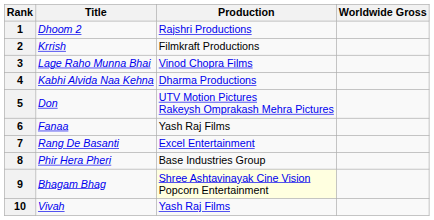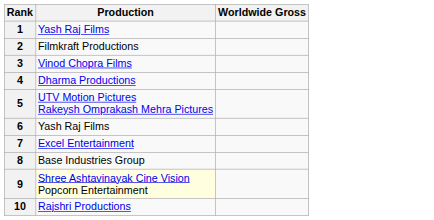- column: (96, 13)
(205, 30) Rajshri Productions -> (74, 30) Yash Raj Films
(194, 207) Yash Raj Films -> (84, 207) Rajshri Productions
